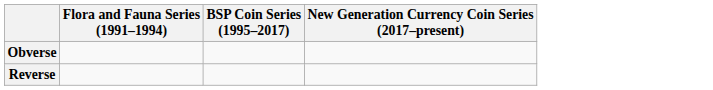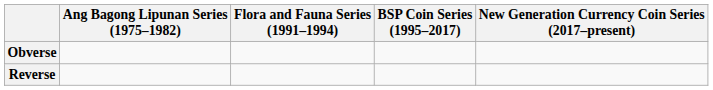+ column: (145, 23)
